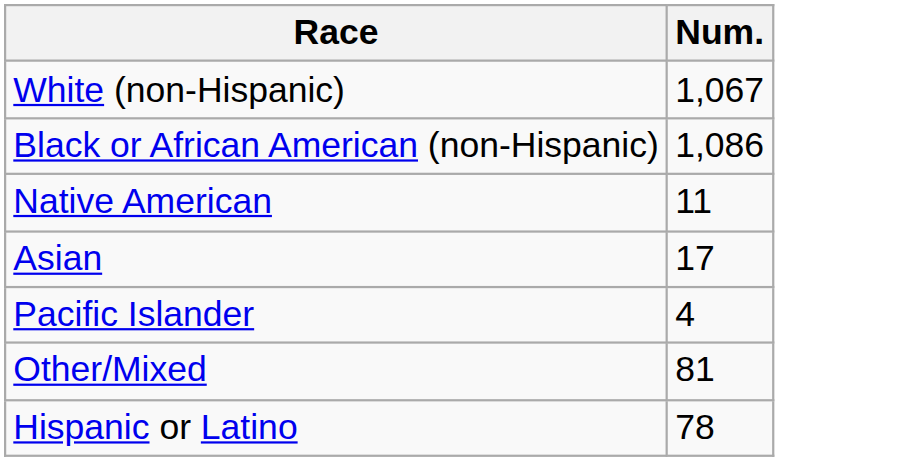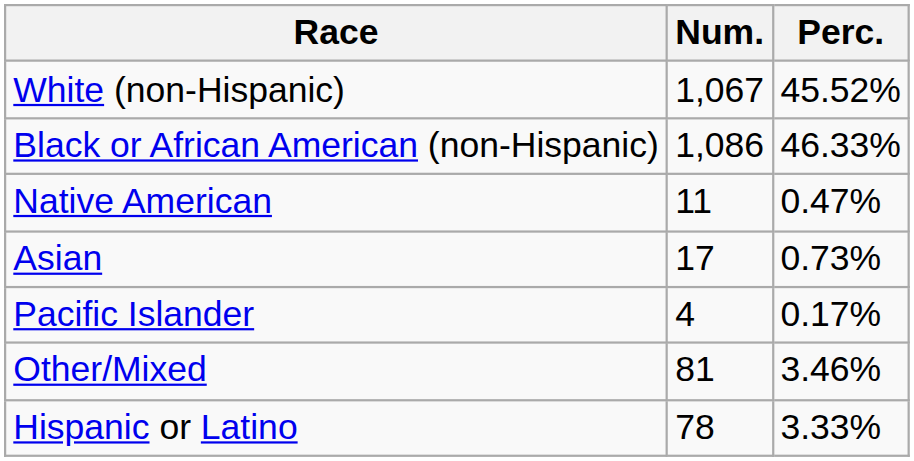+ column: (841, 32)
